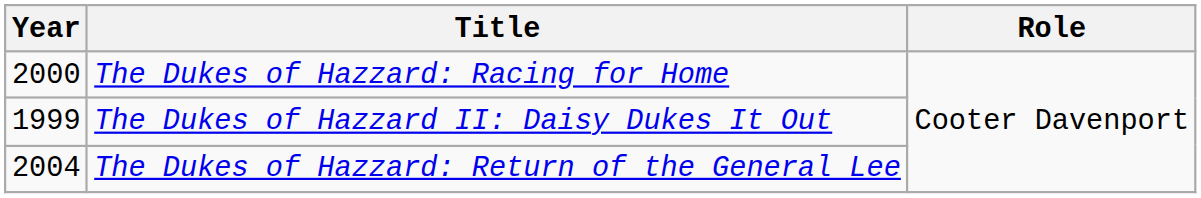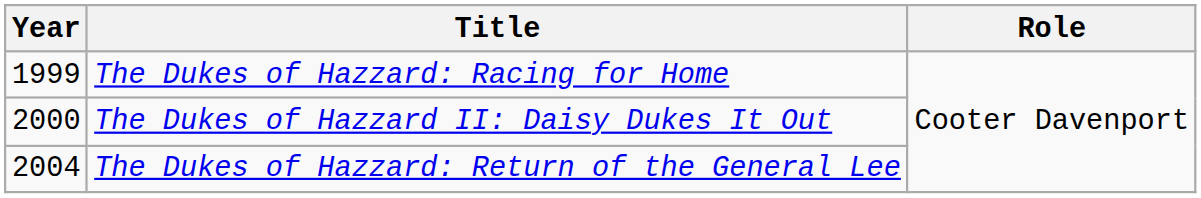(46, 75) 2000 -> (46, 75) 1999
(46, 122) 1999 -> (46, 122) 2000
